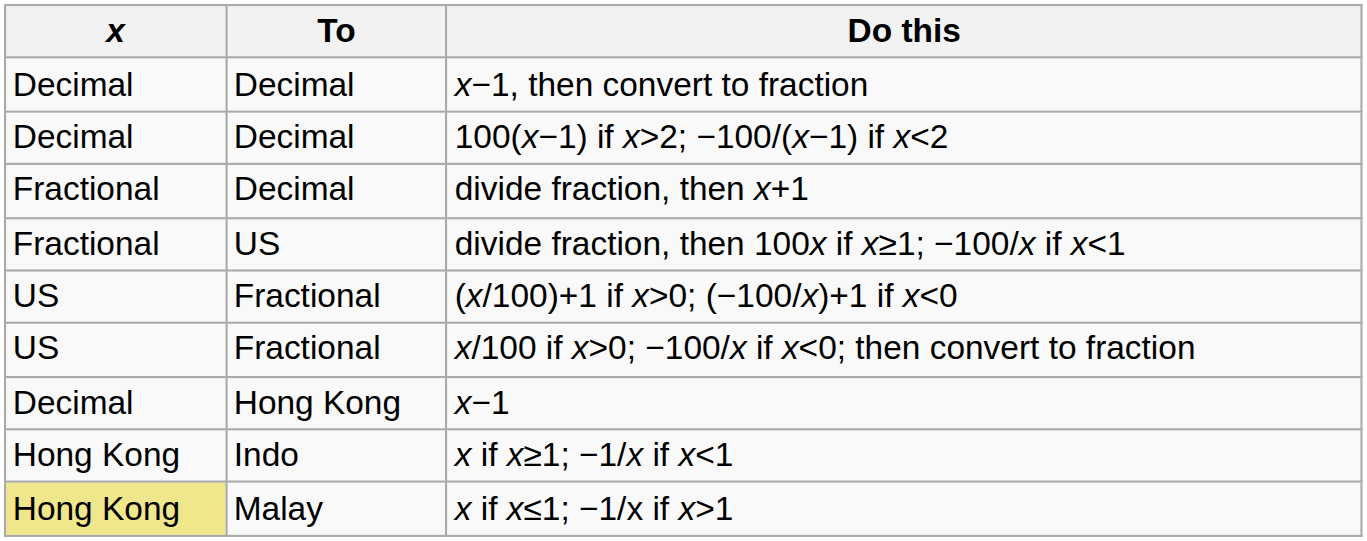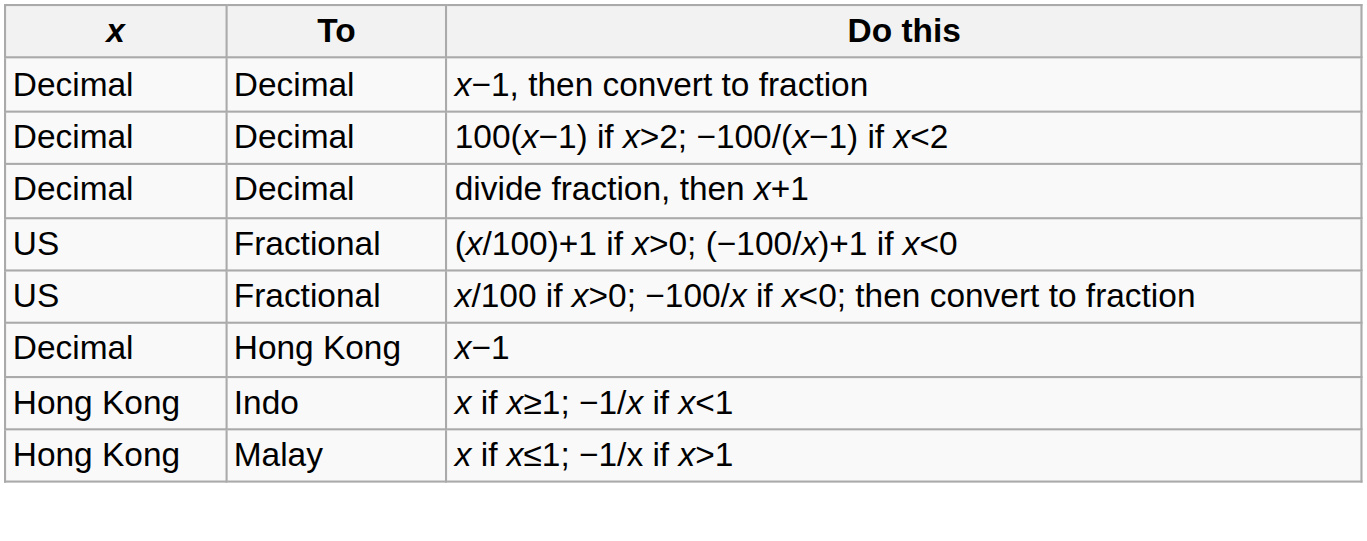(86, 190) Fractional -> (73, 190) Decimal
- row: (790, 243)
(96, 508) khaki background -> (96, 455) no background
